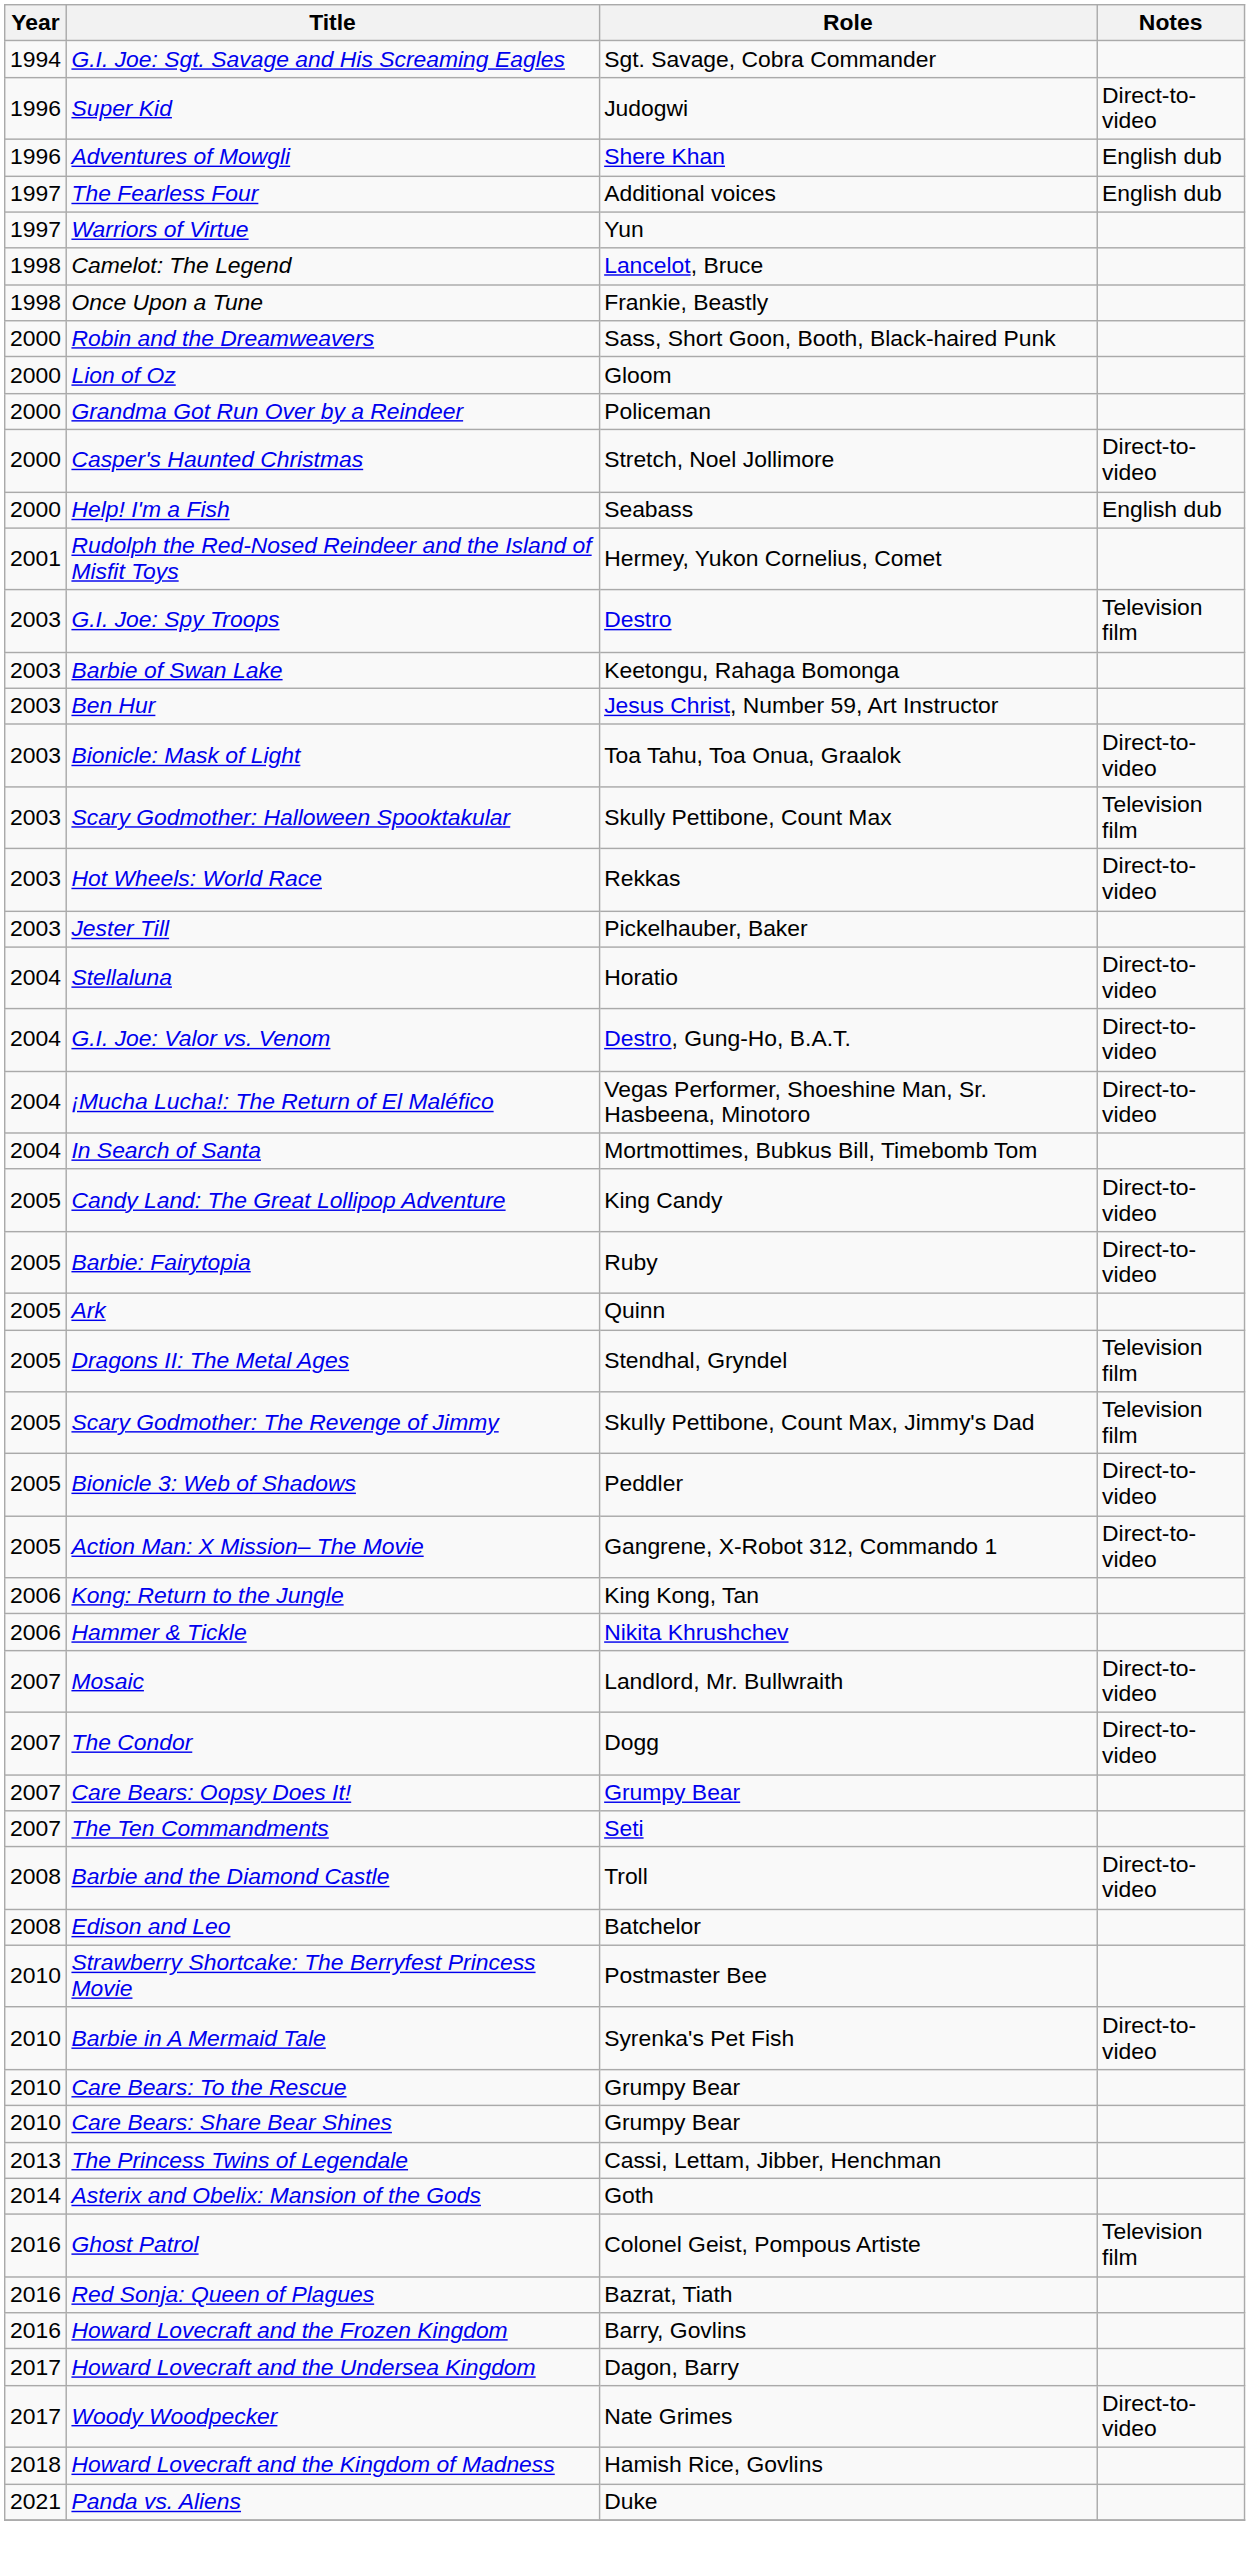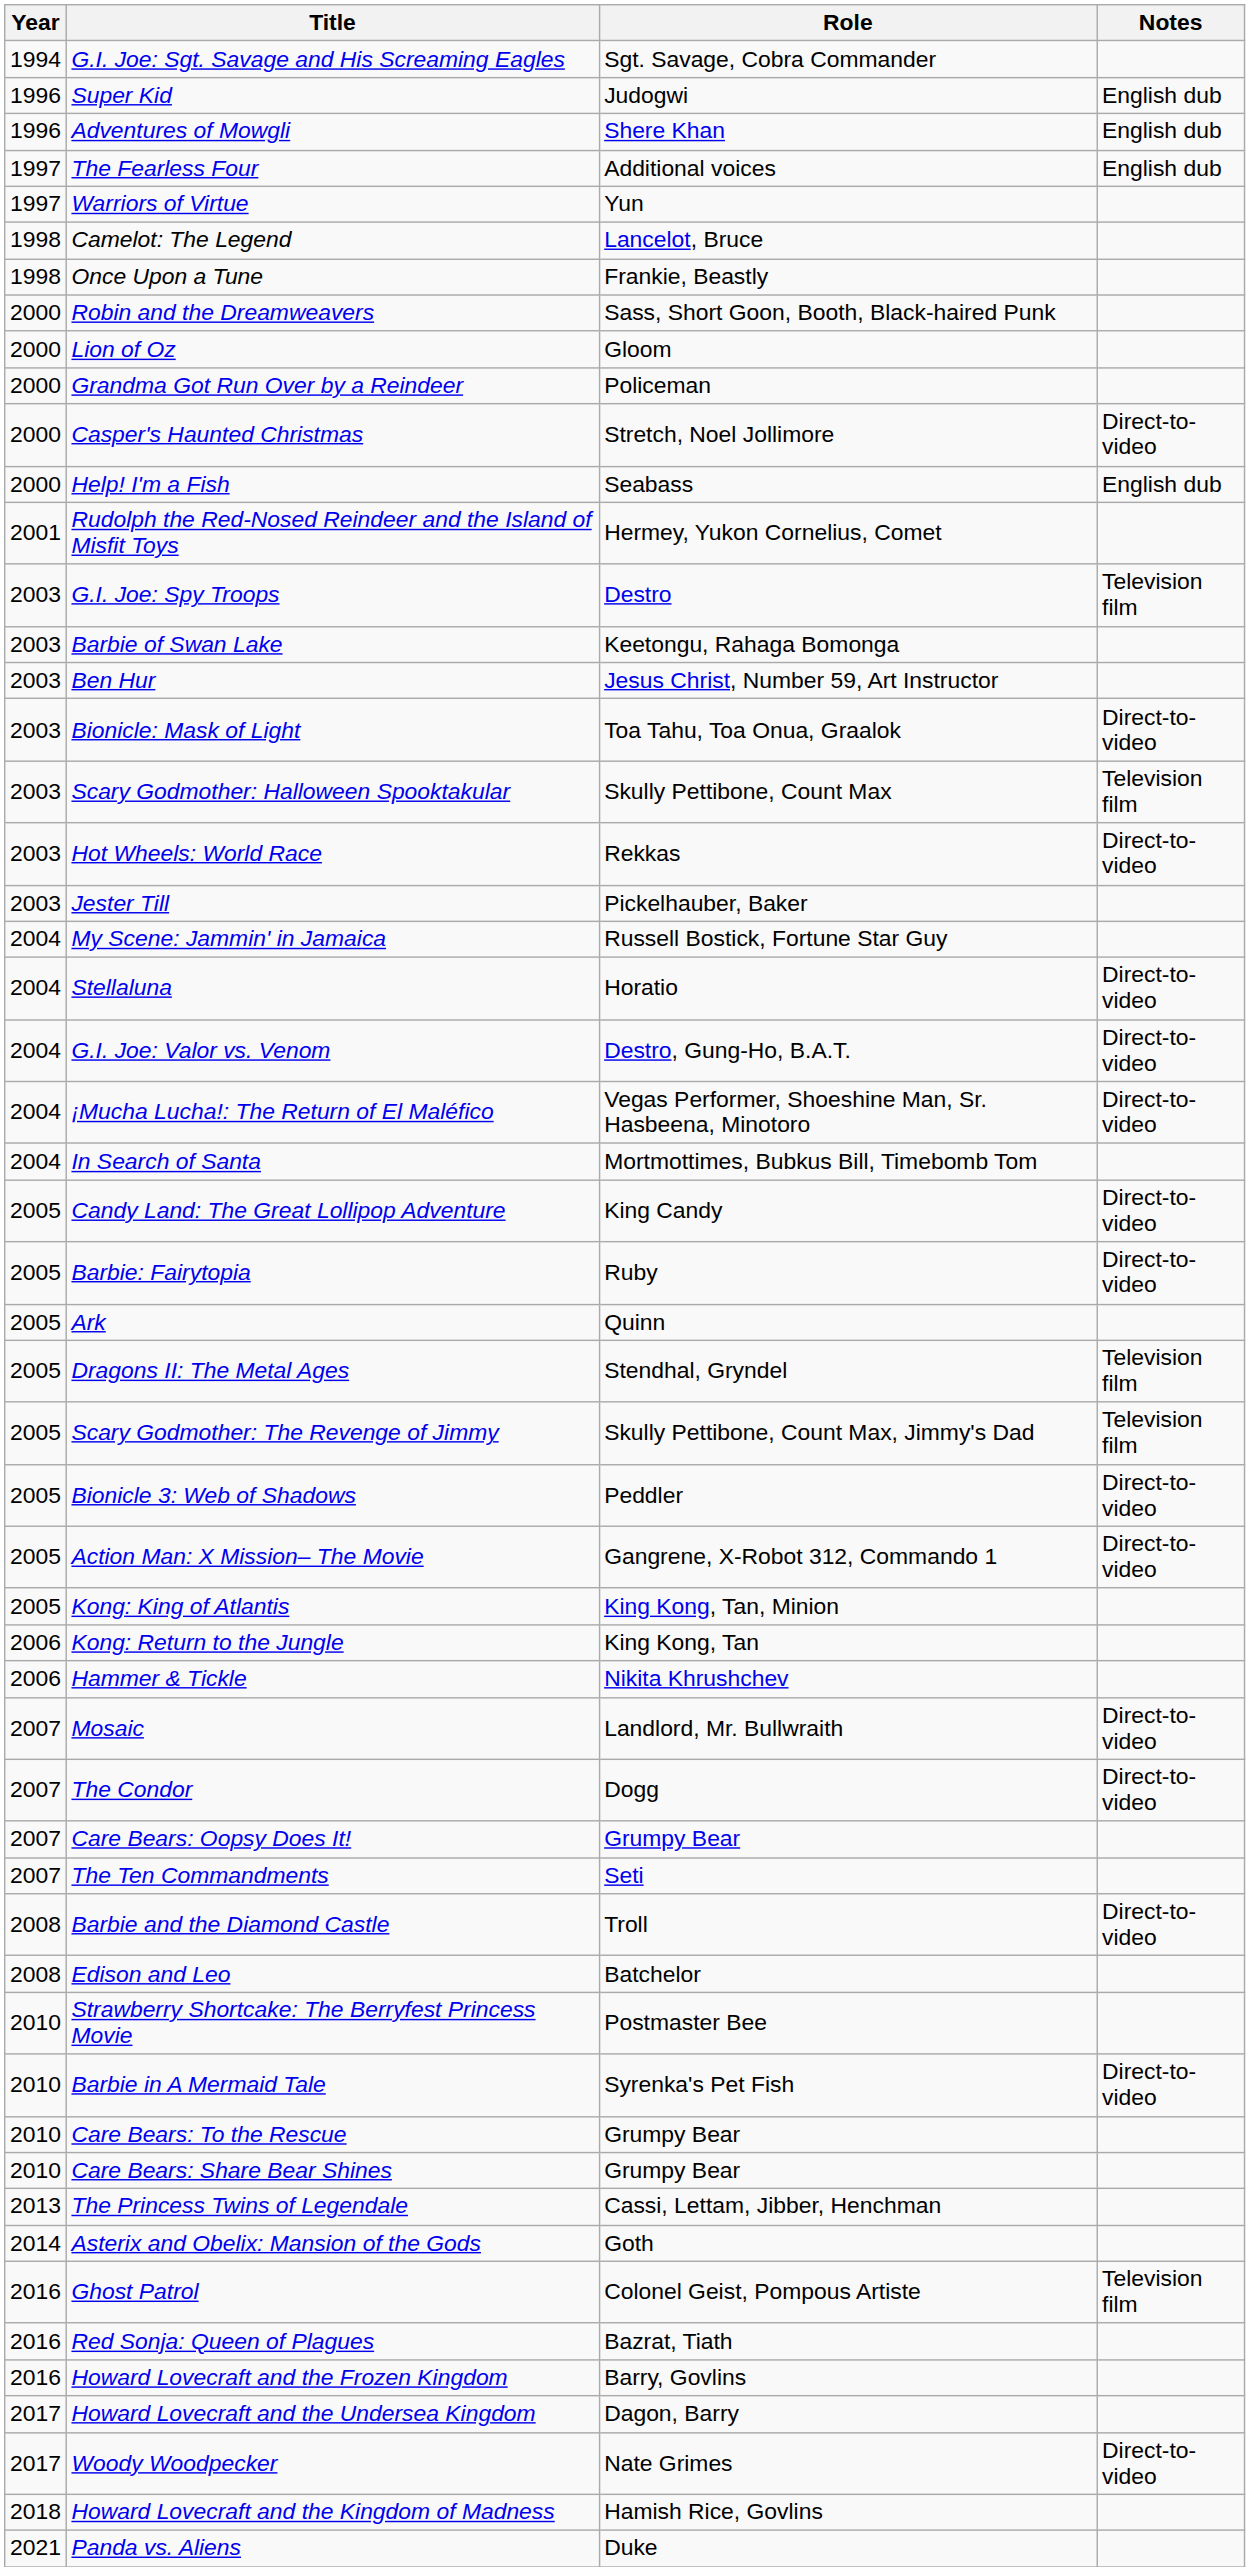(1149, 108) Direct-to-video -> (1162, 95) English dub
+ row: (229, 939)
+ row: (180, 1606)
